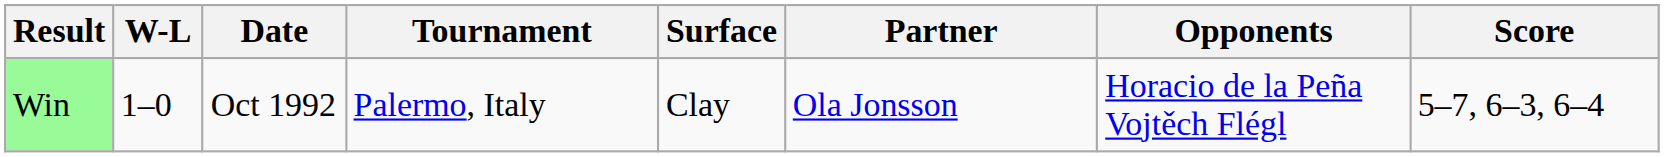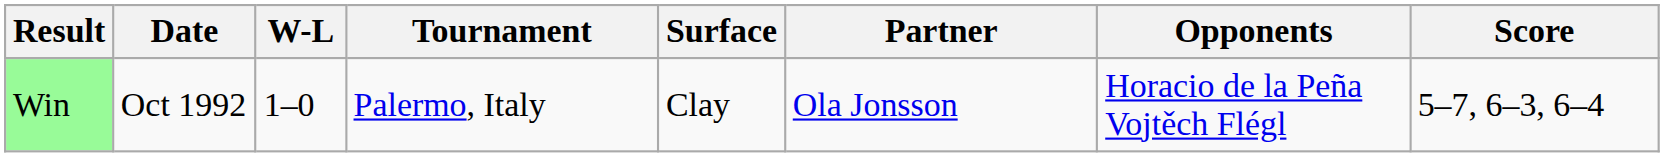columns swapped: (158, 31) <-> (274, 31)
